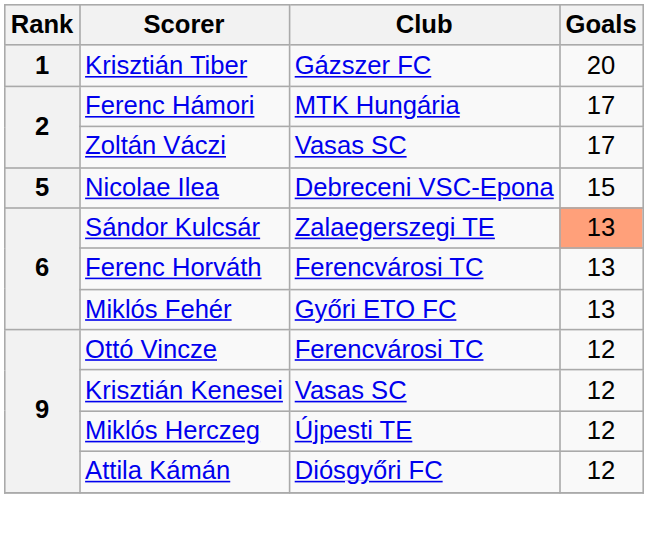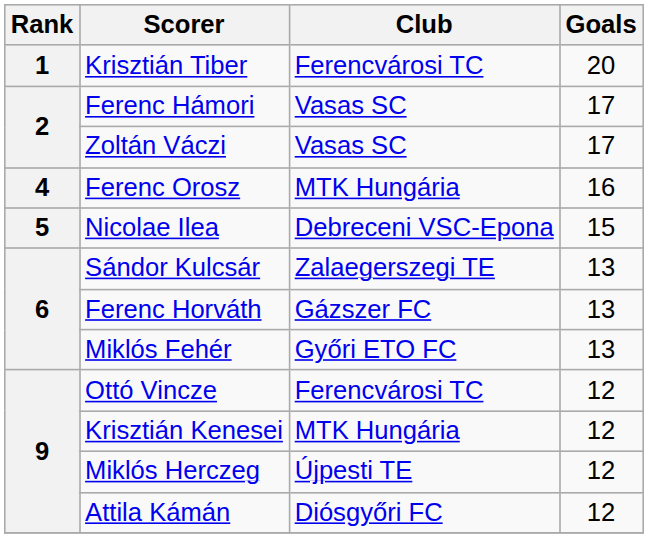(363, 65) Gázszer FC -> (389, 65) Ferencvárosi TC
(377, 106) MTK Hungária -> (351, 106) Vasas SC
+ row: (163, 187)
(601, 227) lightsalmon background -> (601, 268) no background
(389, 268) Ferencvárosi TC -> (363, 308) Gázszer FC
(351, 390) Vasas SC -> (377, 430) MTK Hungária
